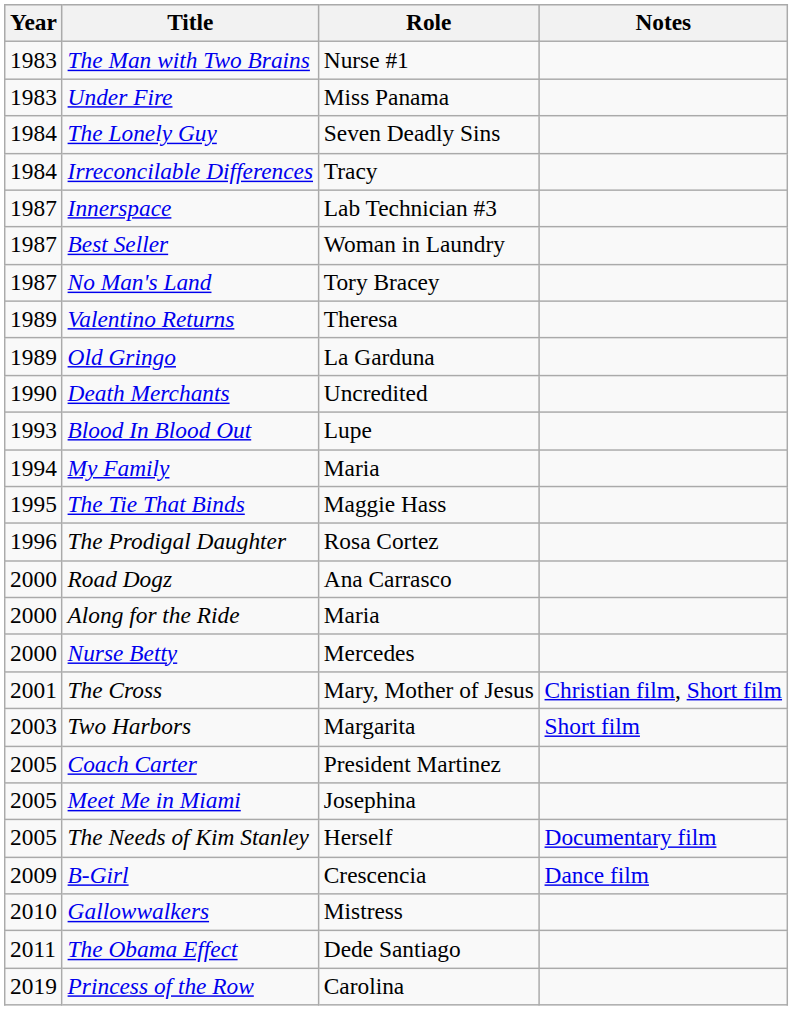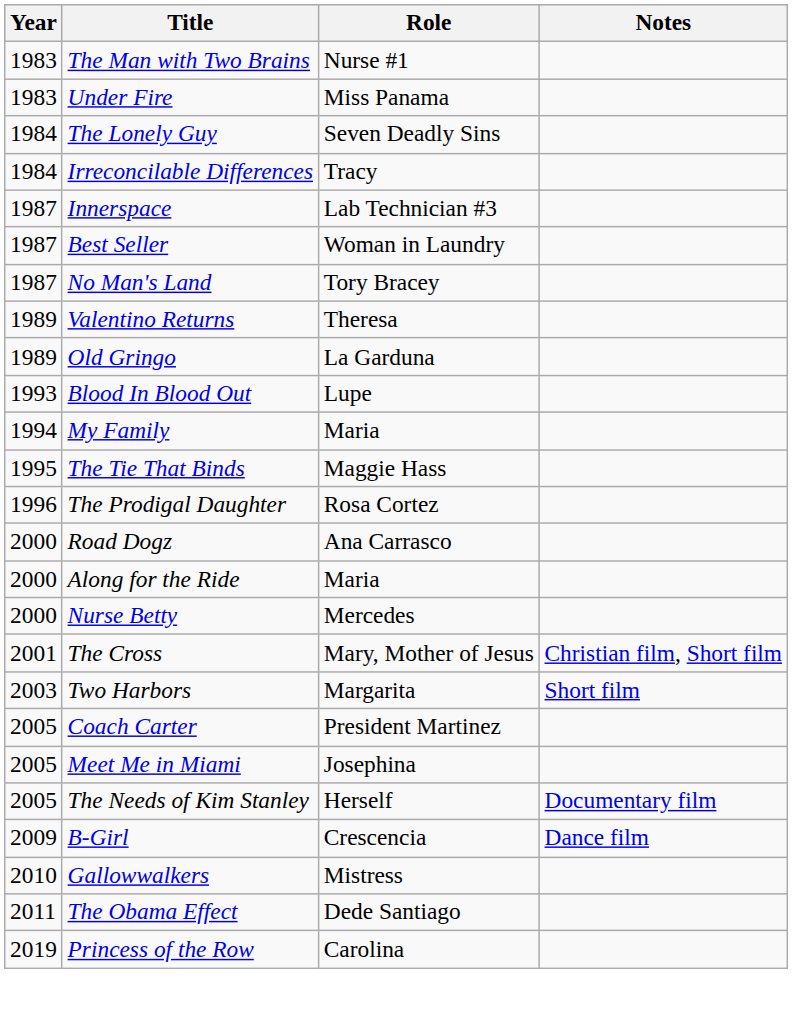- row: (149, 393)
